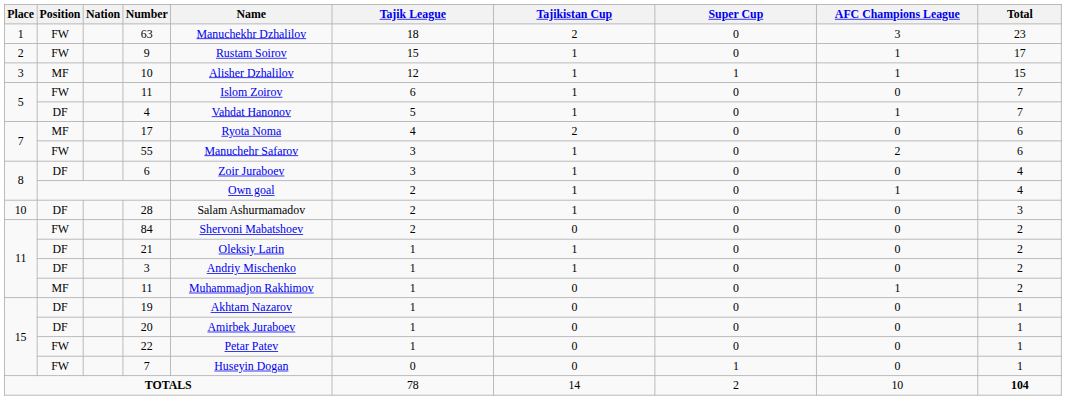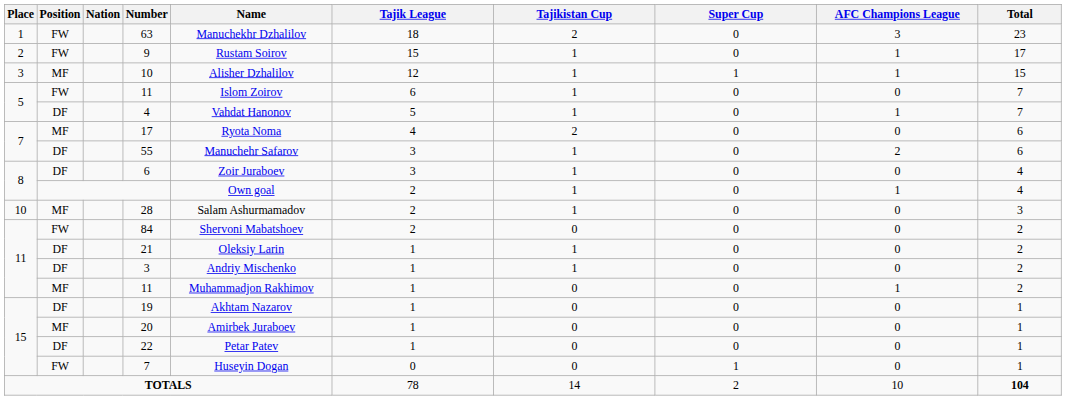(60, 151) FW -> (60, 151) DF
(60, 209) DF -> (60, 209) MF
(60, 327) DF -> (60, 327) MF
(60, 346) FW -> (60, 346) DF
